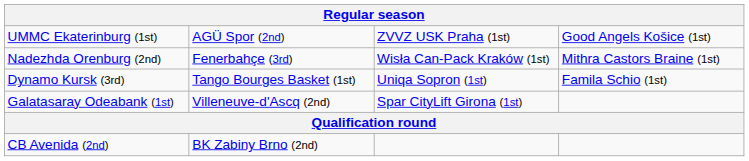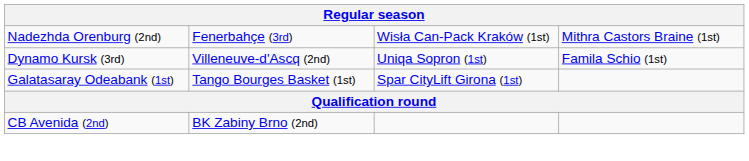- row: (82, 36)
(274, 79) Tango Bourges Basket (1st) -> (261, 58) Villeneuve-d'Ascq (2nd)
(261, 101) Villeneuve-d'Ascq (2nd) -> (274, 79) Tango Bourges Basket (1st)
